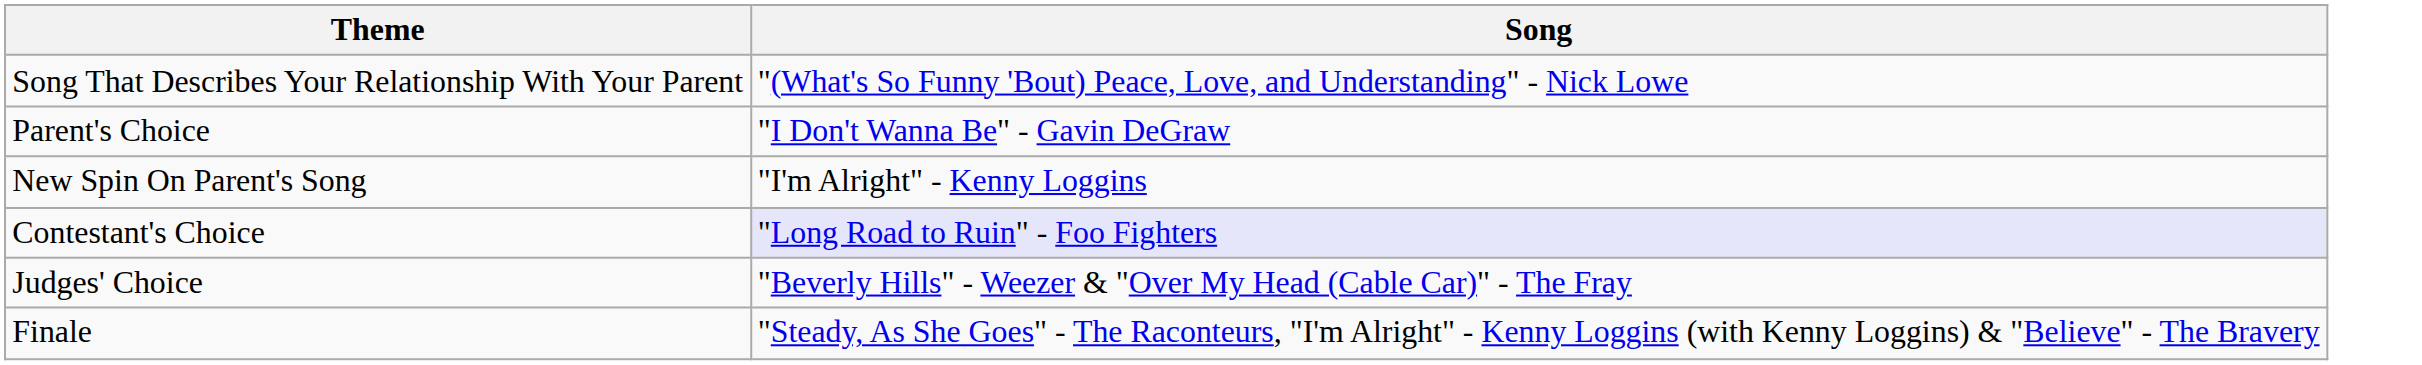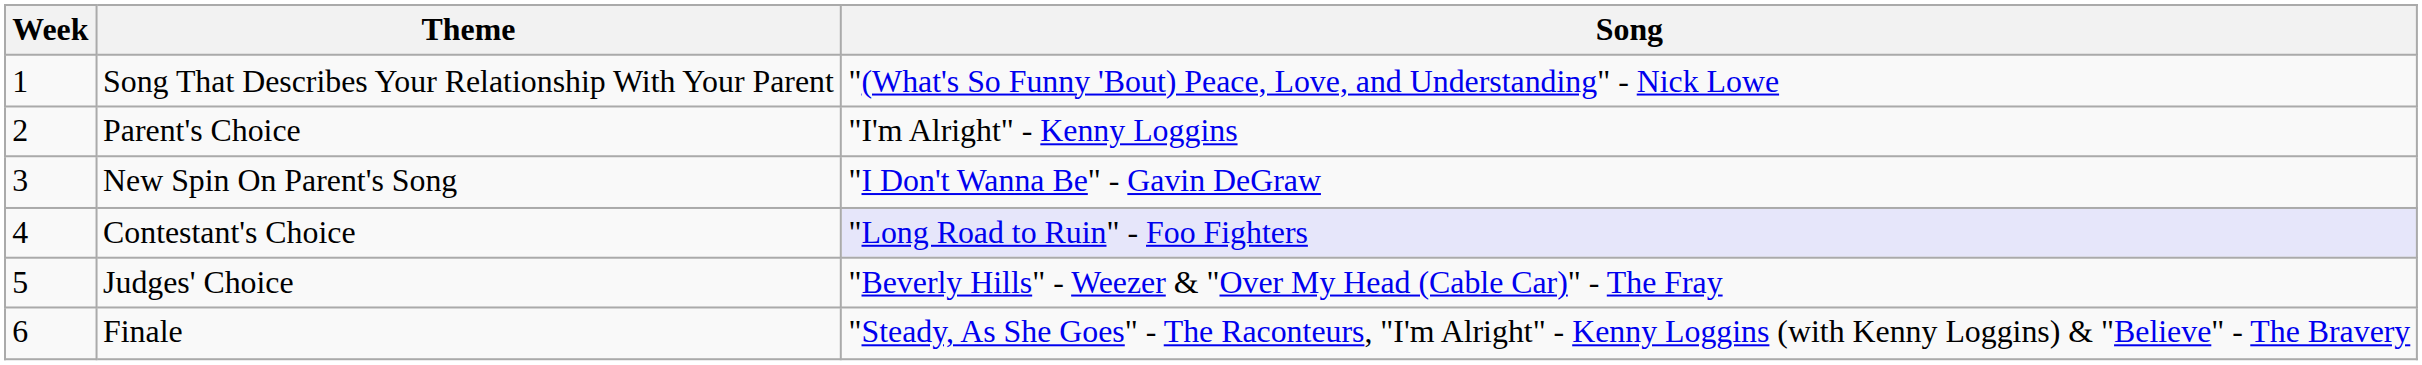+ column: (50, 29)
(994, 130) "I Don't Wanna Be" - Gavin DeGraw -> (1043, 130) "I'm Alright" - Kenny Loggins
(952, 181) "I'm Alright" - Kenny Loggins -> (1085, 181) "I Don't Wanna Be" - Gavin DeGraw
